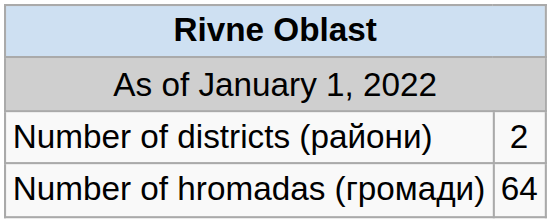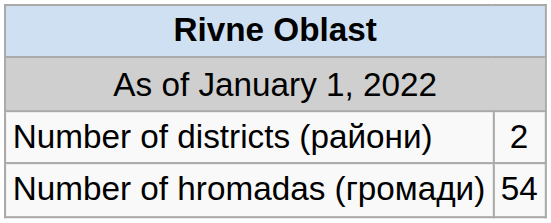(519, 189) 64 -> (519, 189) 54
